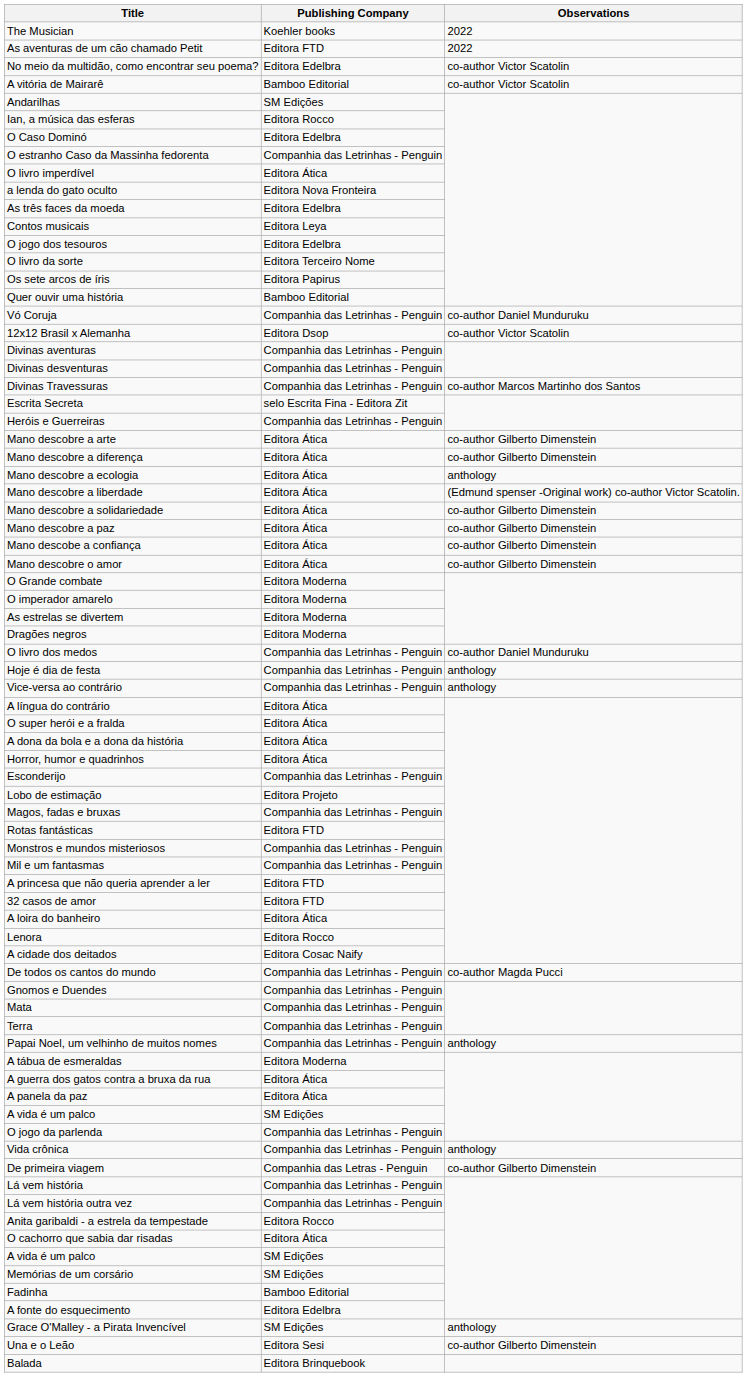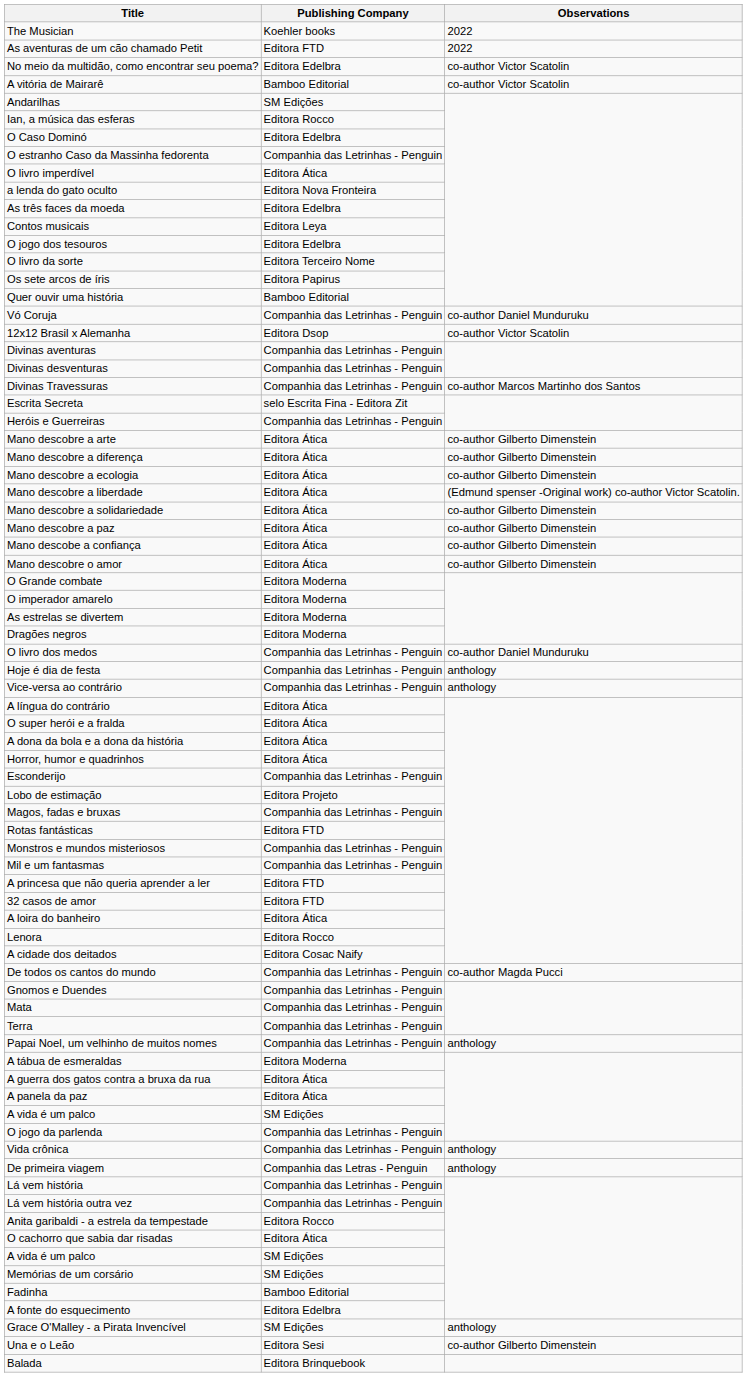(472, 475) anthology -> (522, 475) co-author Gilberto Dimenstein
(522, 1167) co-author Gilberto Dimenstein -> (472, 1167) anthology
